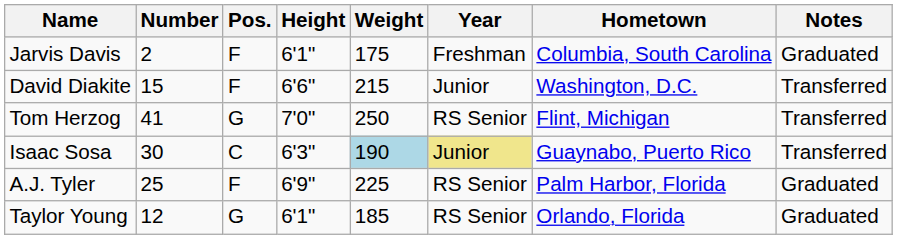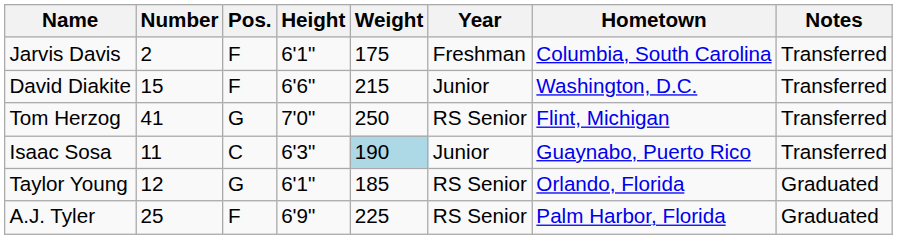(830, 53) Graduated -> (834, 53) Transferred
(152, 151) 30 -> (151, 151) 11
(461, 151) khaki background -> (461, 151) no background
rows swapped: (52, 184) <-> (69, 217)
